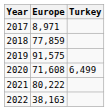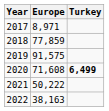(83, 70) normal -> (83, 70) bold
(49, 85) 80,222 -> (49, 85) 50,222
